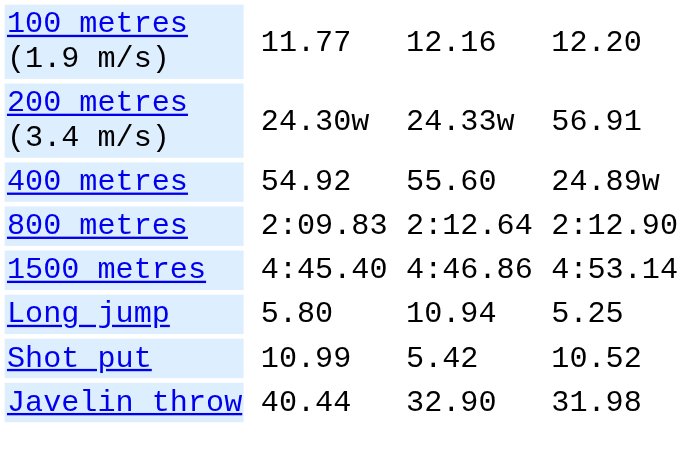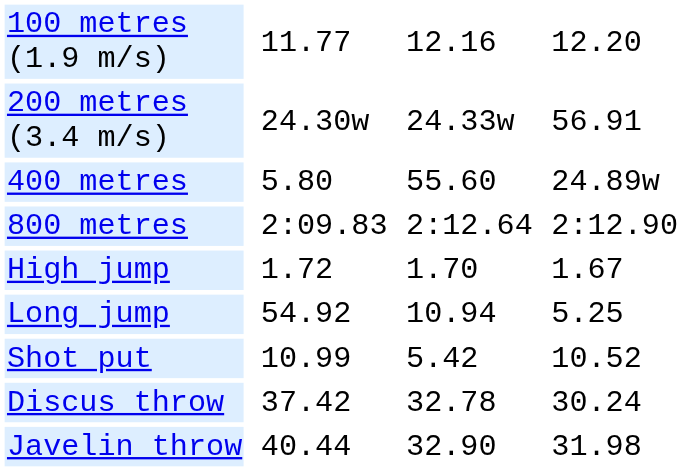(306, 182) 54.92 -> (297, 182) 5.80
- row: (107, 270)
+ row: (88, 270)
(297, 314) 5.80 -> (306, 314) 54.92
+ row: (116, 403)
